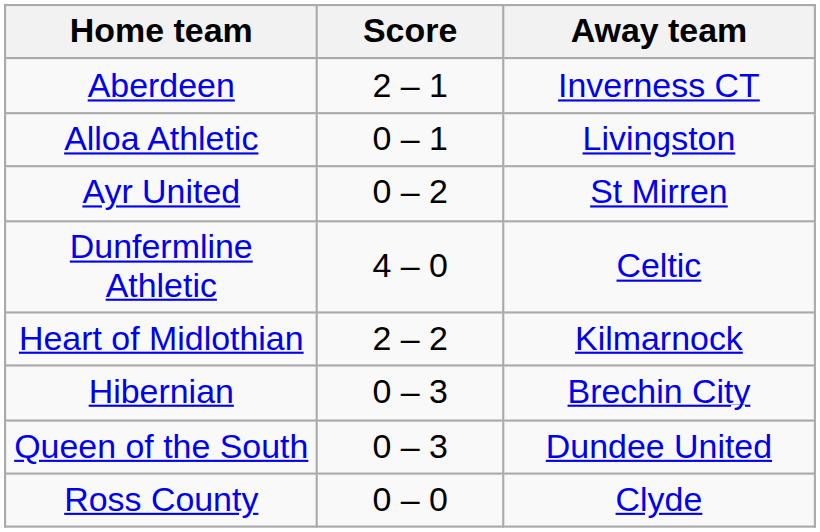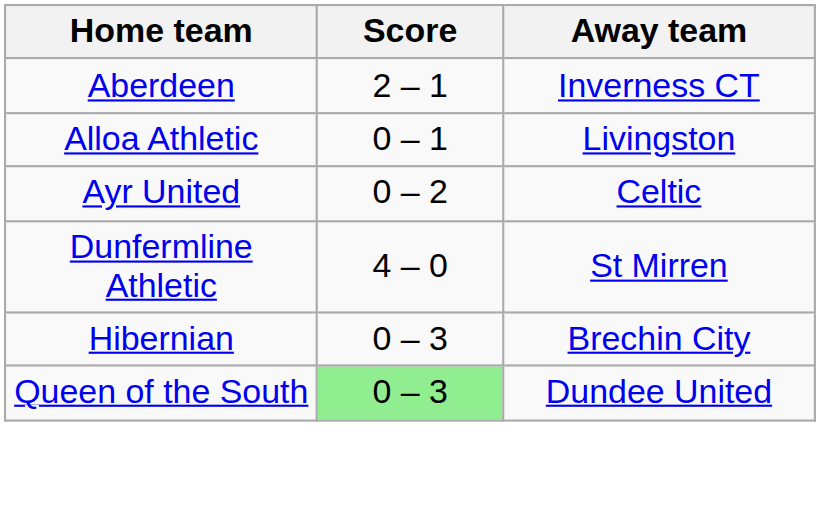(659, 192) St Mirren -> (659, 192) Celtic
(659, 265) Celtic -> (659, 265) St Mirren
- row: (161, 338)
(410, 446) no background -> (410, 392) lightgreen background
- row: (161, 499)
